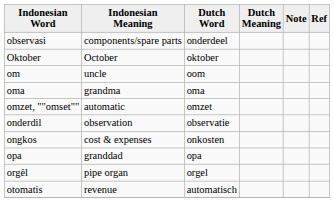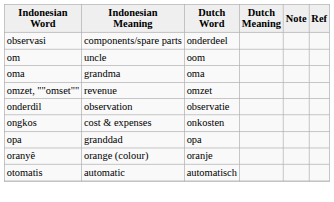- row: (24, 57)
(104, 106) automatic -> (100, 90) revenue
+ row: (21, 156)
- row: (17, 172)
(100, 189) revenue -> (104, 172) automatic
